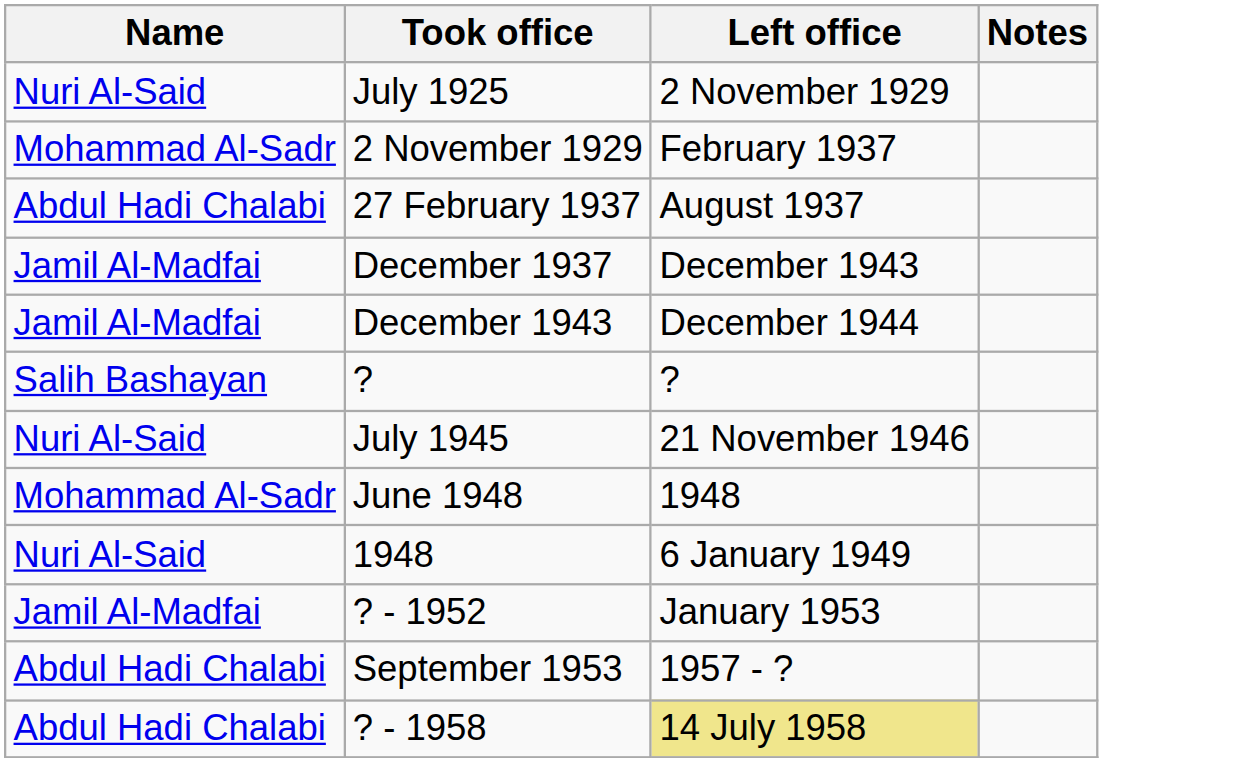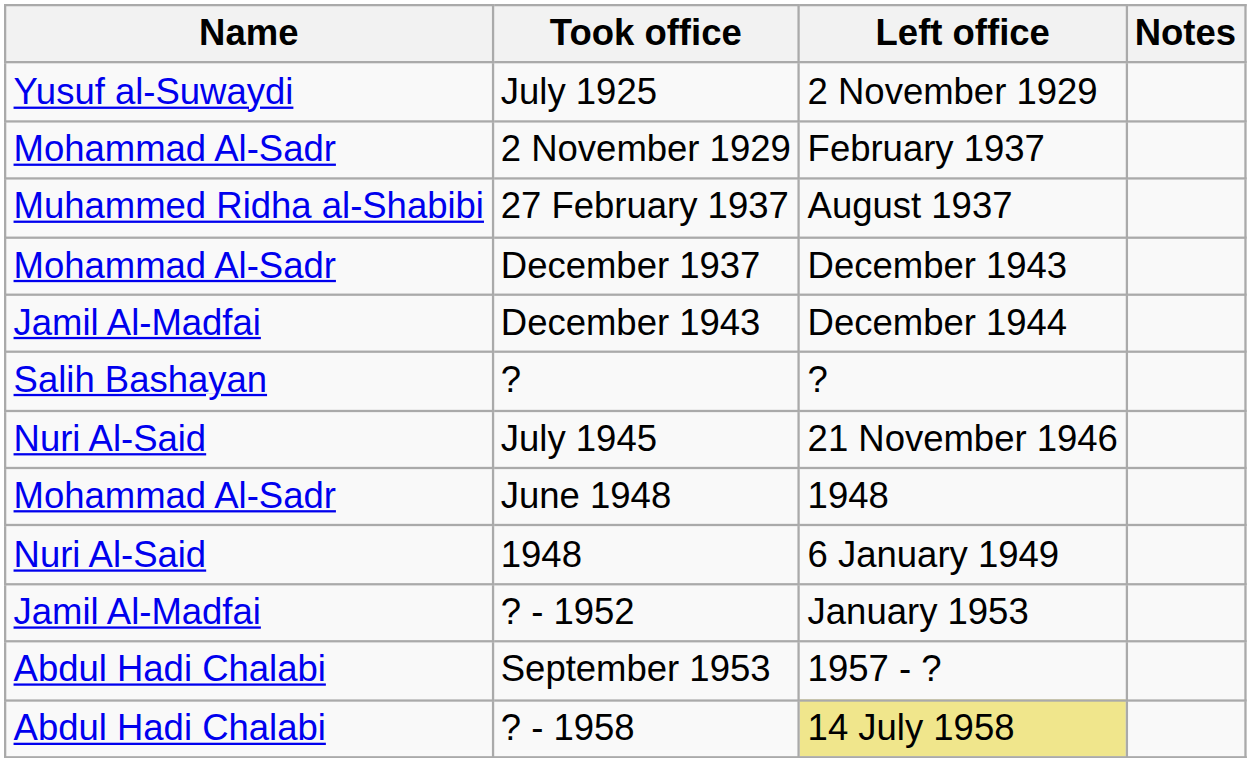(110, 91) Nuri Al-Said -> (153, 91) Yusuf al-Suwaydi
(170, 206) Abdul Hadi Chalabi -> (249, 206) Muhammed Ridha al-Shabibi
(137, 264) Jamil Al-Madfai -> (175, 264) Mohammad Al-Sadr
